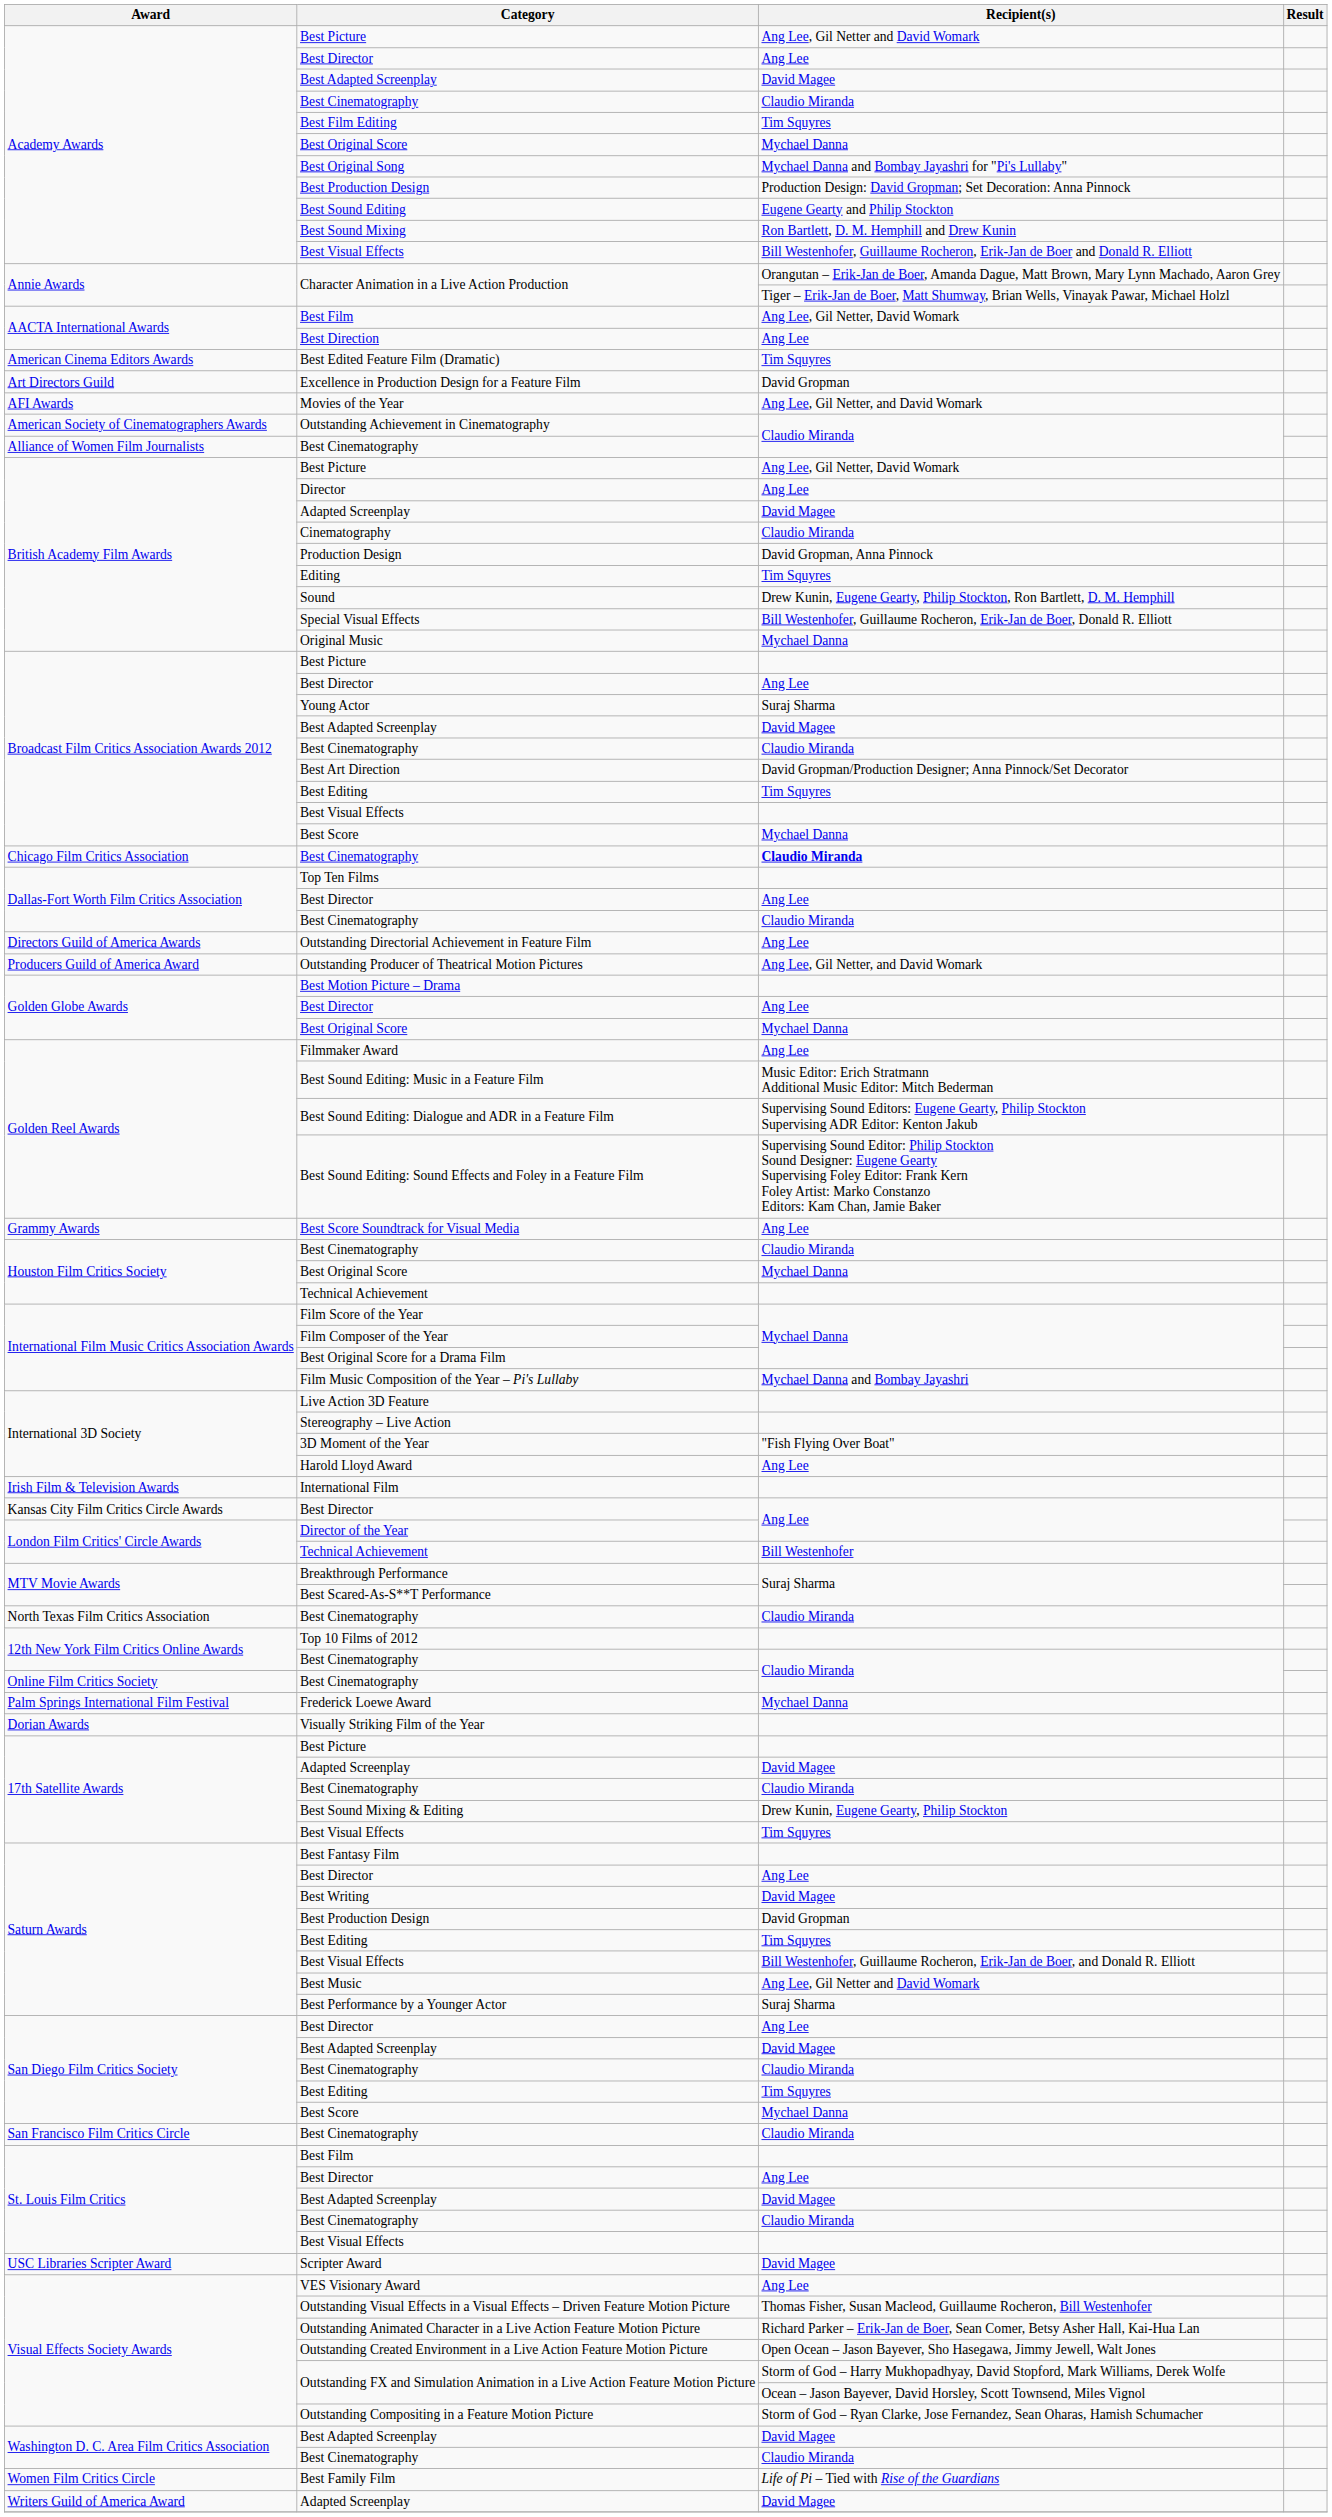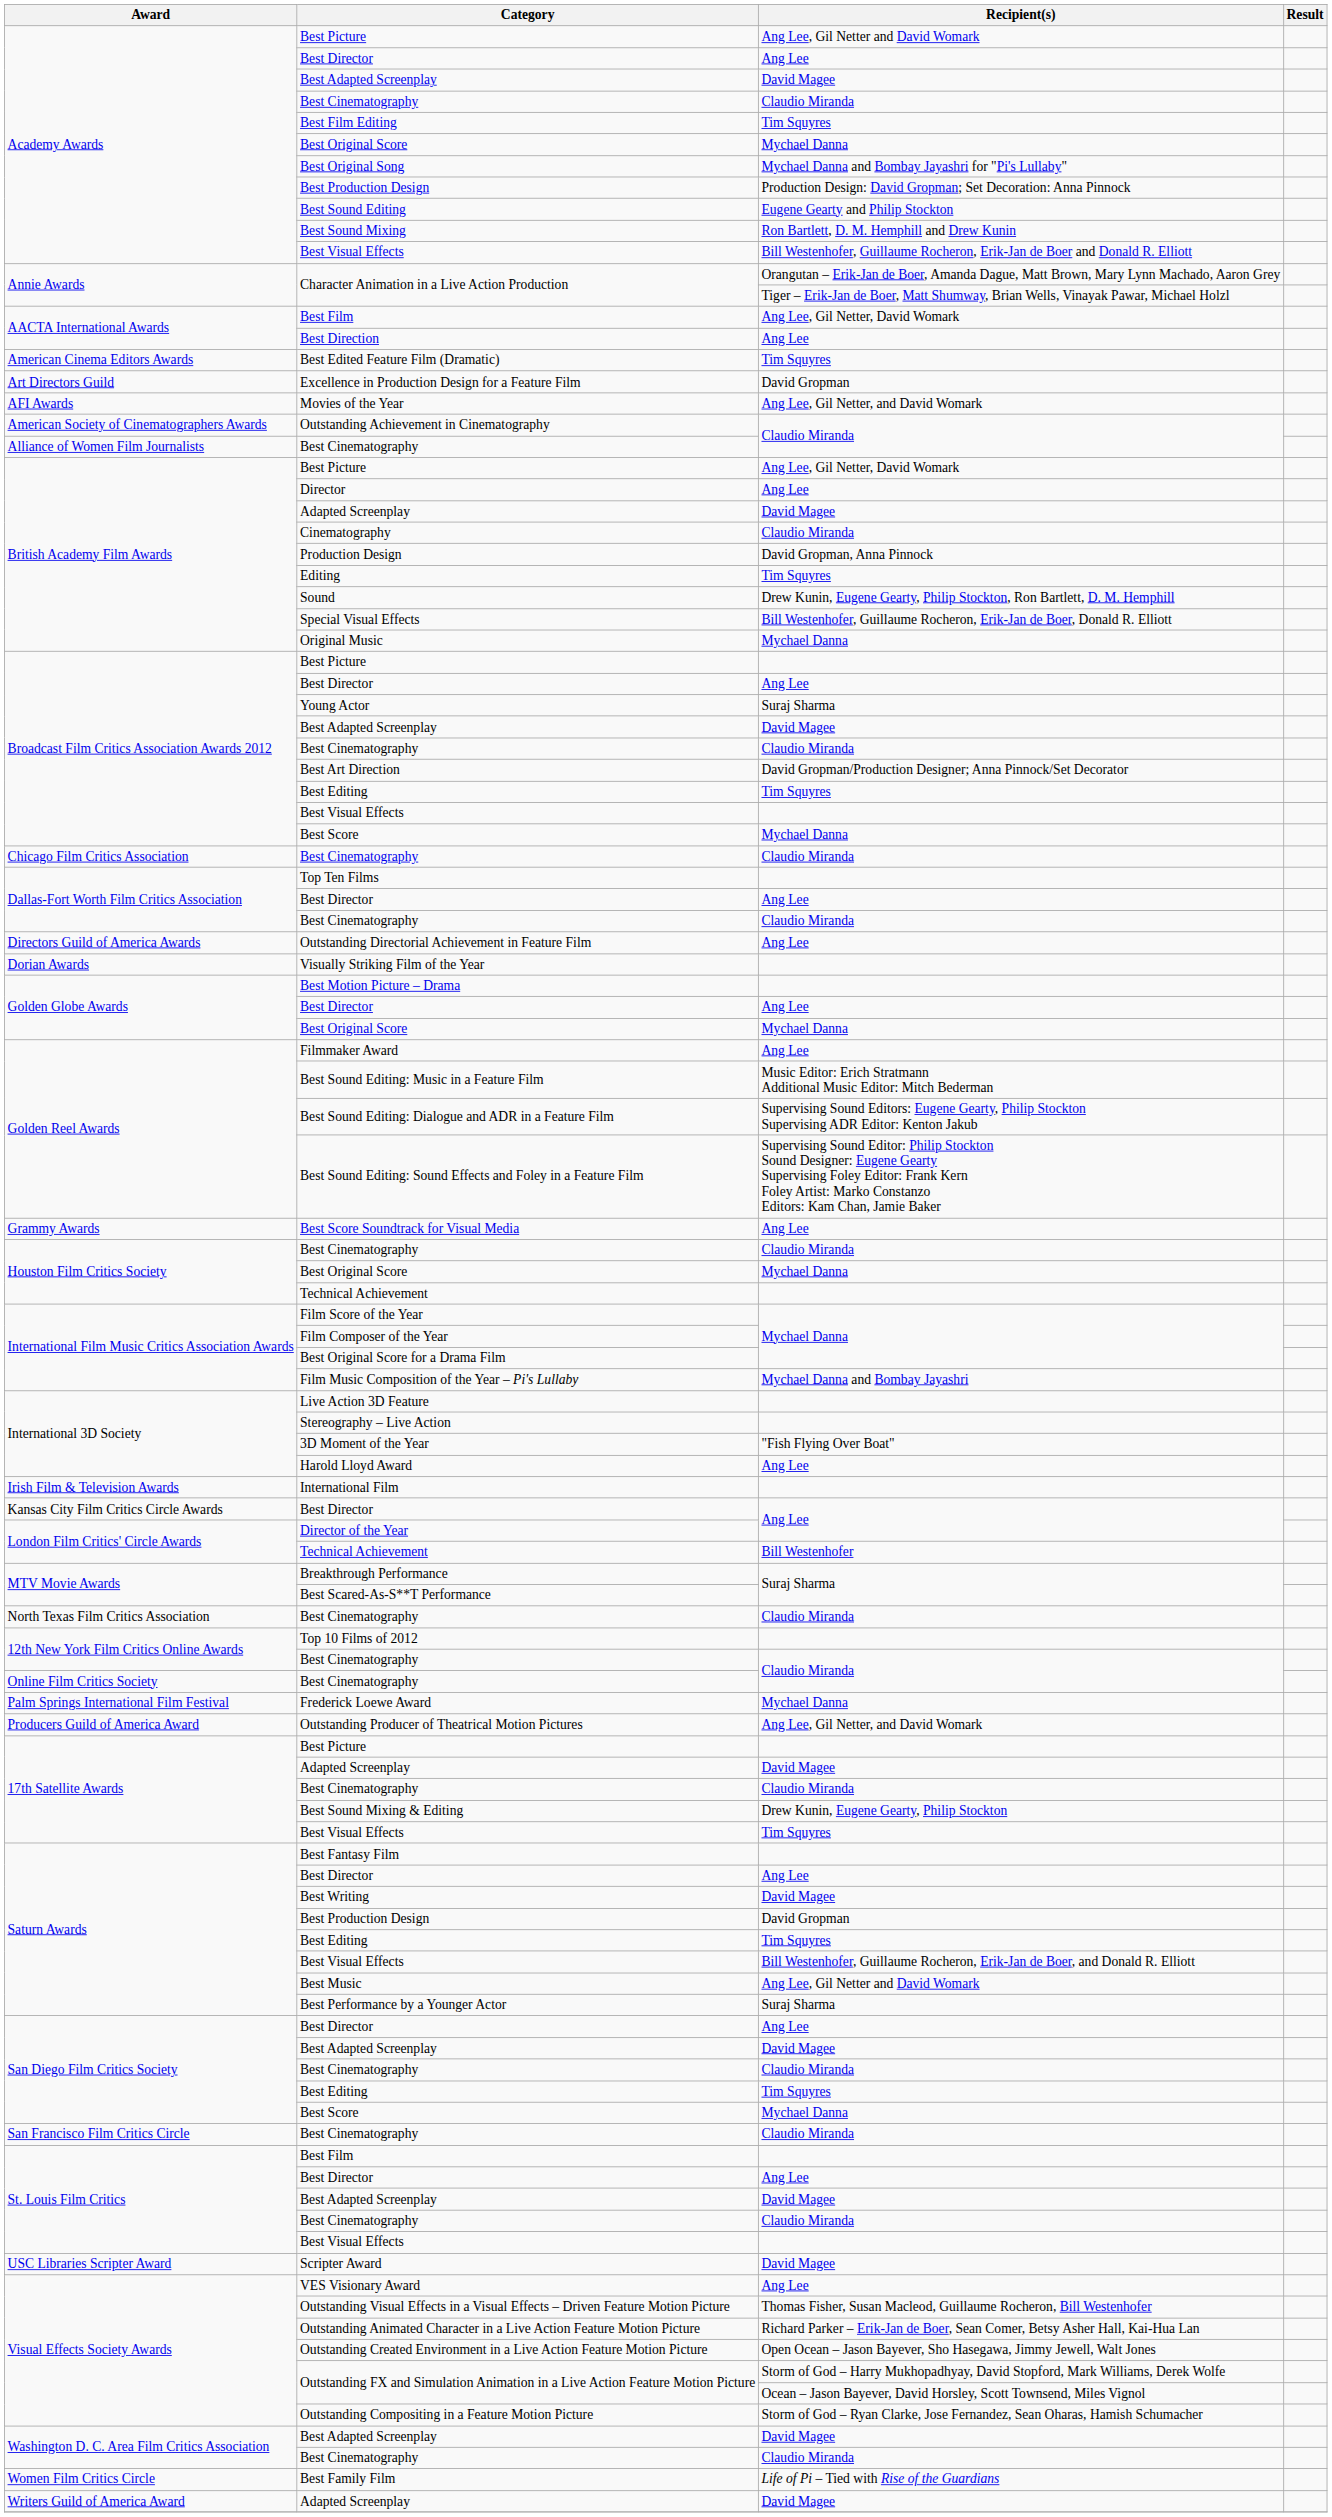(812, 856) bold -> (808, 856) normal
rows swapped: (48, 1724) <-> (103, 964)
